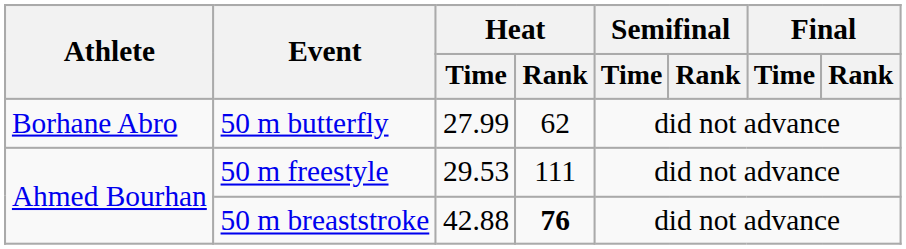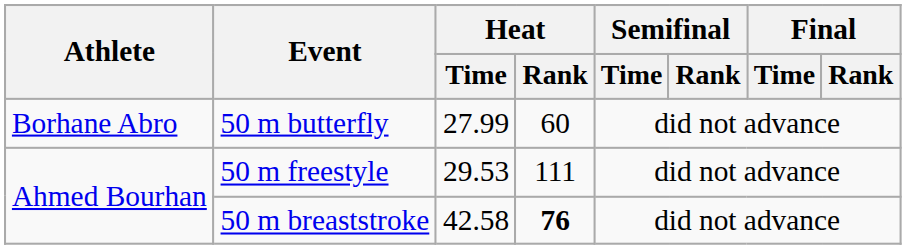(555, 123) 62 -> (555, 123) 60
(476, 220) 42.88 -> (476, 220) 42.58
